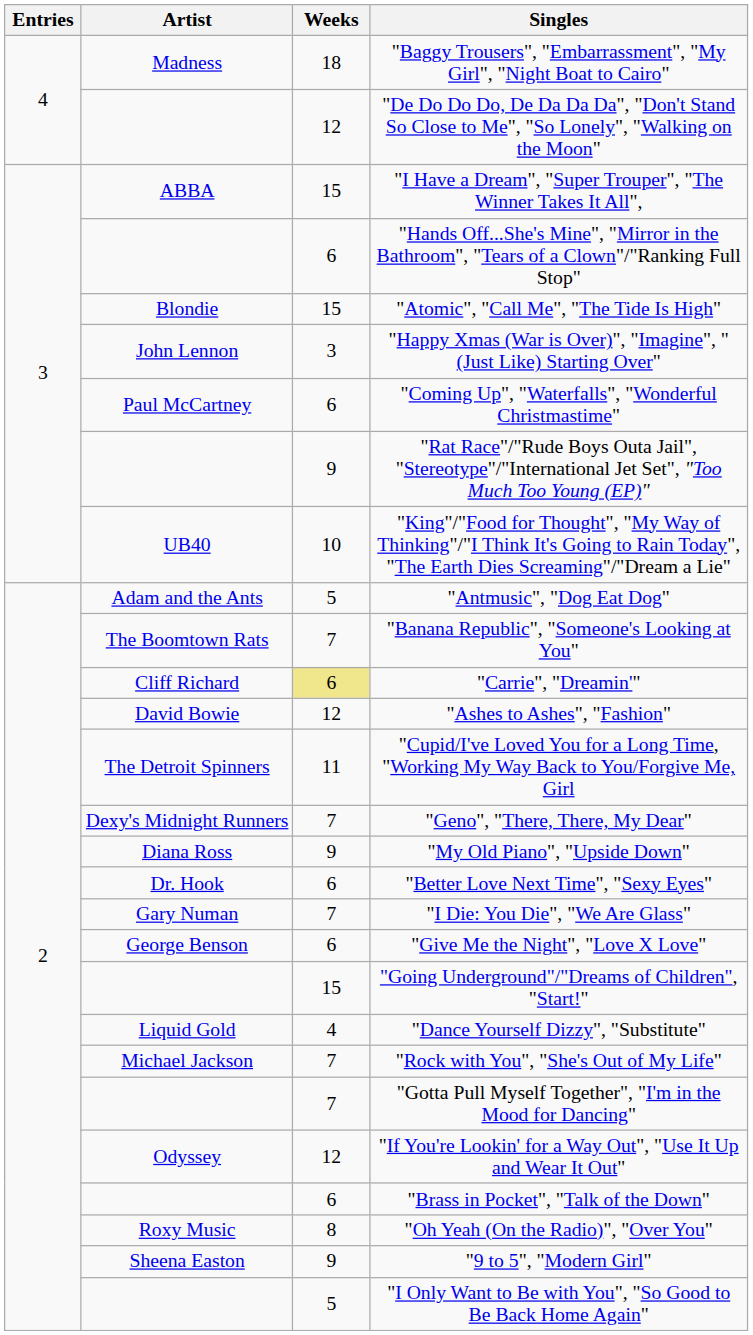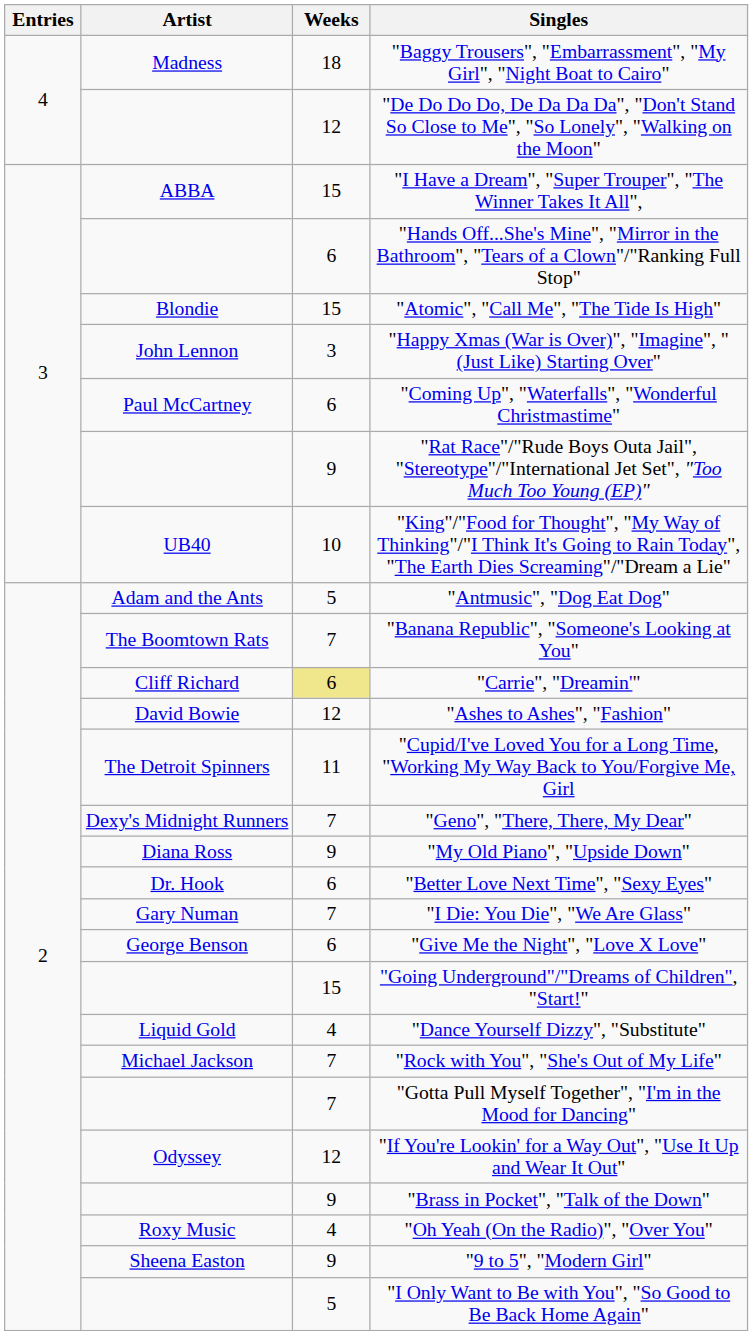(331, 1198) 6 -> (331, 1198) 9
(331, 1230) 8 -> (331, 1230) 4
